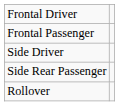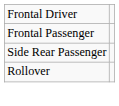- row: (35, 52)
